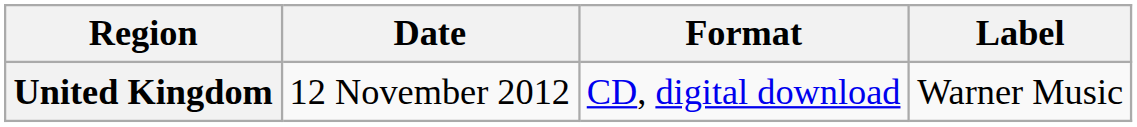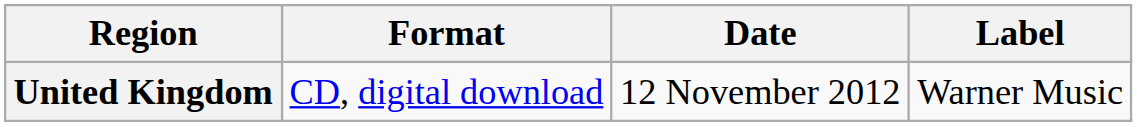columns swapped: (430, 33) <-> (744, 33)
